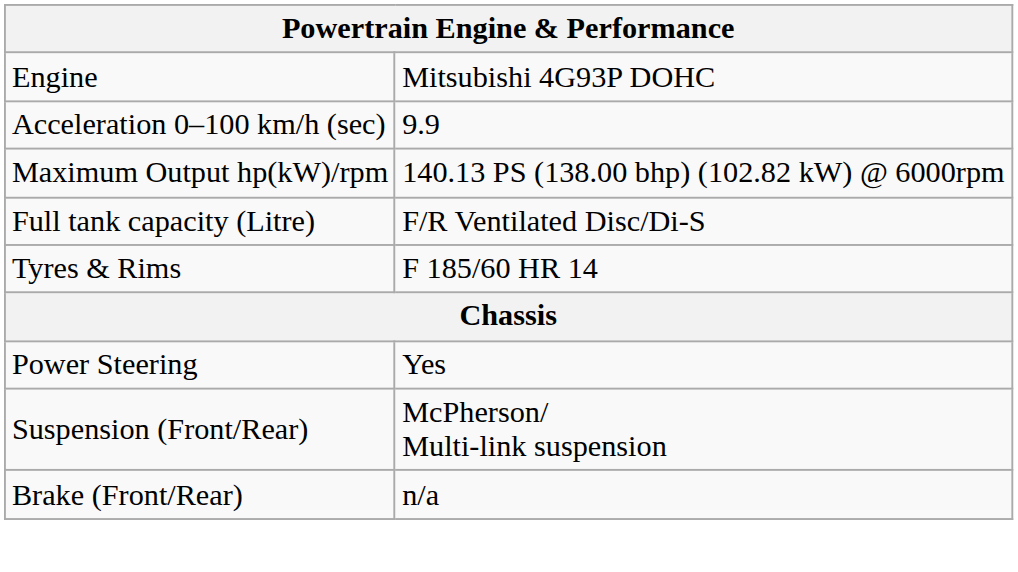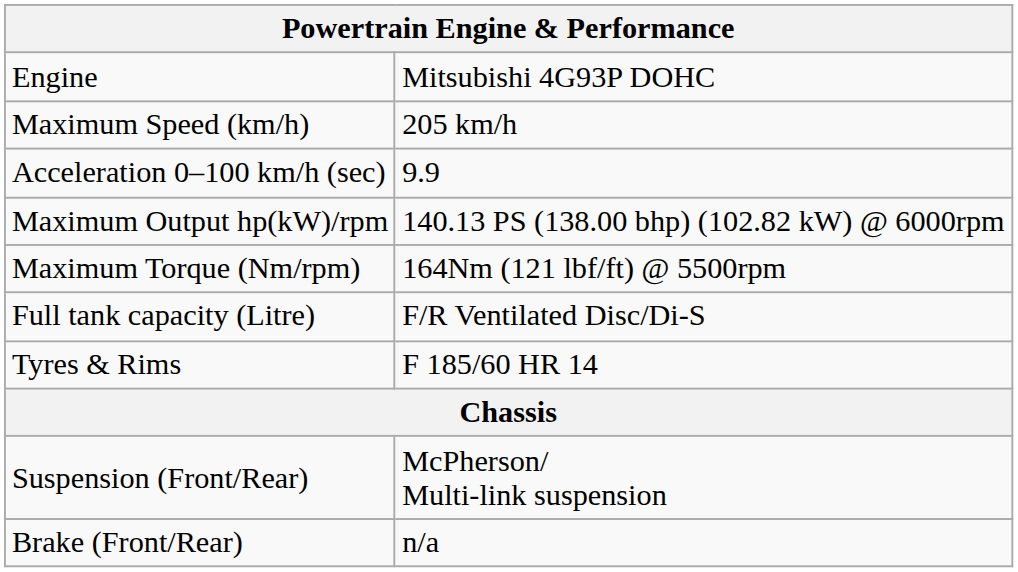+ row: (161, 124)
+ row: (186, 268)
- row: (105, 364)
